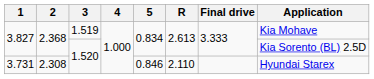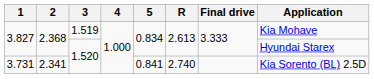(313, 47) Kia Sorento (BL) 2.5D -> (297, 47) Hyundai Starex
(53, 64) 2.308 -> (53, 64) 2.341
(149, 64) 0.846 -> (149, 64) 0.841
(181, 64) 2.110 -> (182, 64) 2.740
(297, 64) Hyundai Starex -> (313, 64) Kia Sorento (BL) 2.5D
